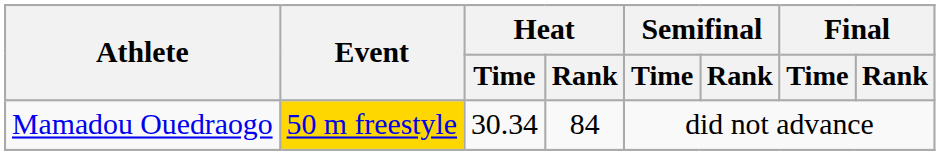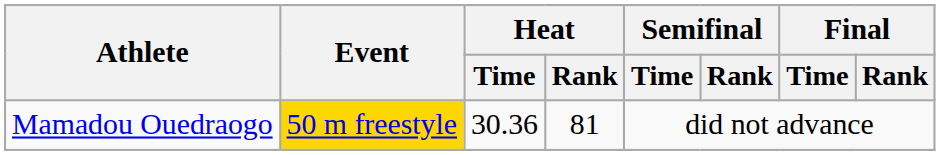(505, 125) 30.34 -> (505, 125) 30.36
(585, 125) 84 -> (585, 125) 81
